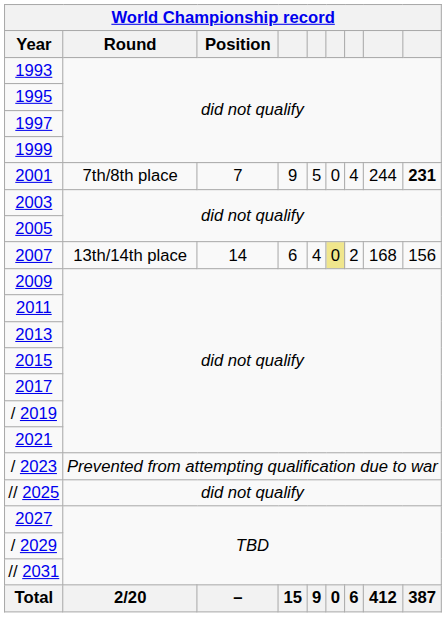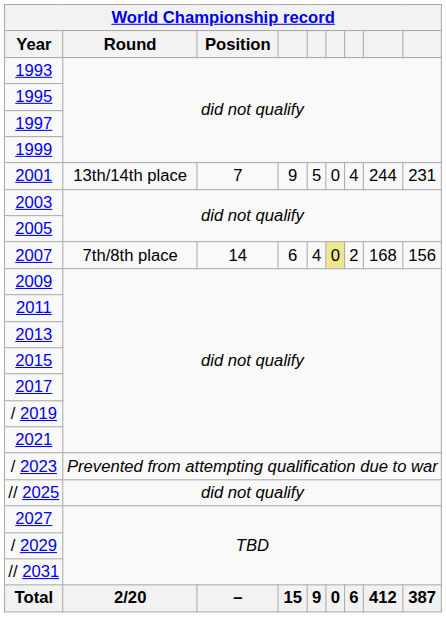(130, 176) 7th/8th place -> (130, 176) 13th/14th place
(422, 176) bold -> (422, 176) normal
(130, 255) 13th/14th place -> (130, 255) 7th/8th place
